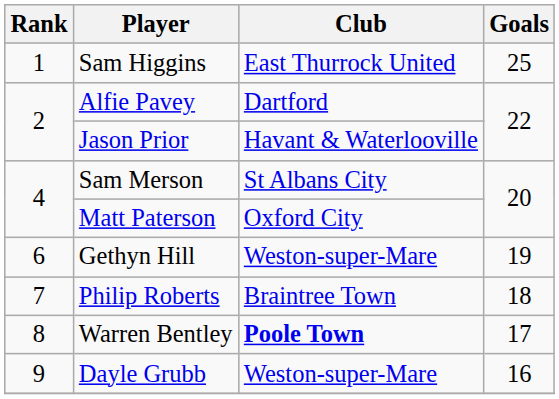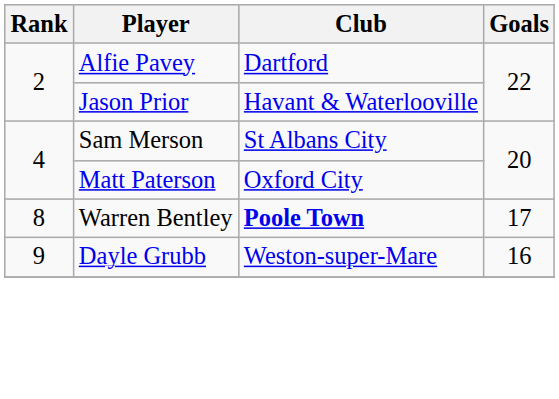- row: (142, 62)
- row: (137, 256)
- row: (149, 295)
